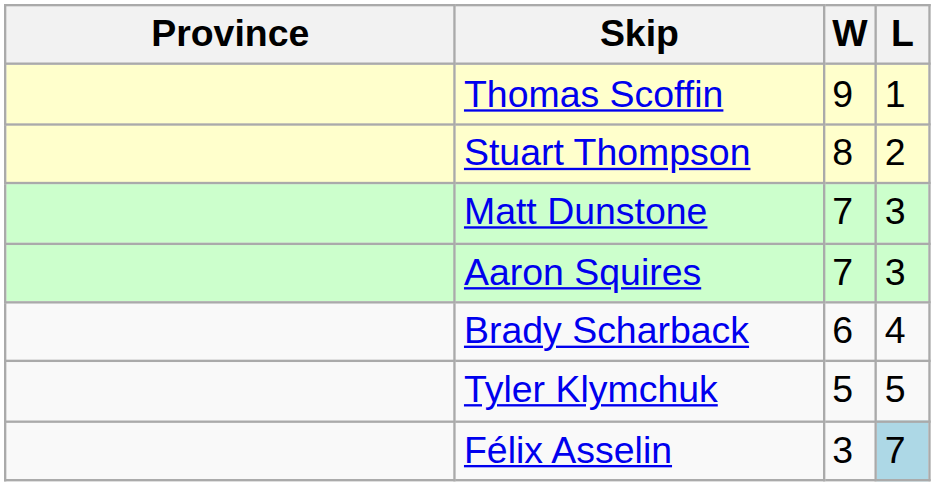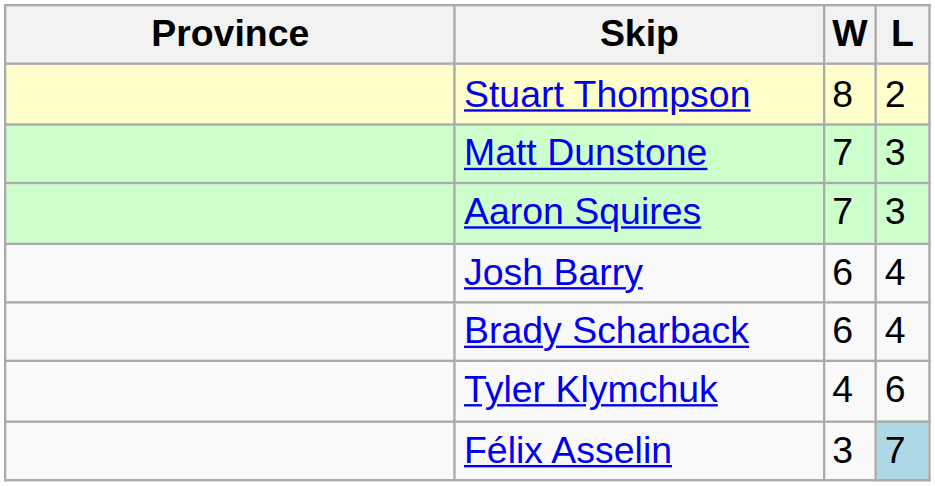- row: (594, 93)
+ row: (553, 271)
(843, 390) 5 -> (843, 390) 4
(895, 390) 5 -> (895, 390) 6
